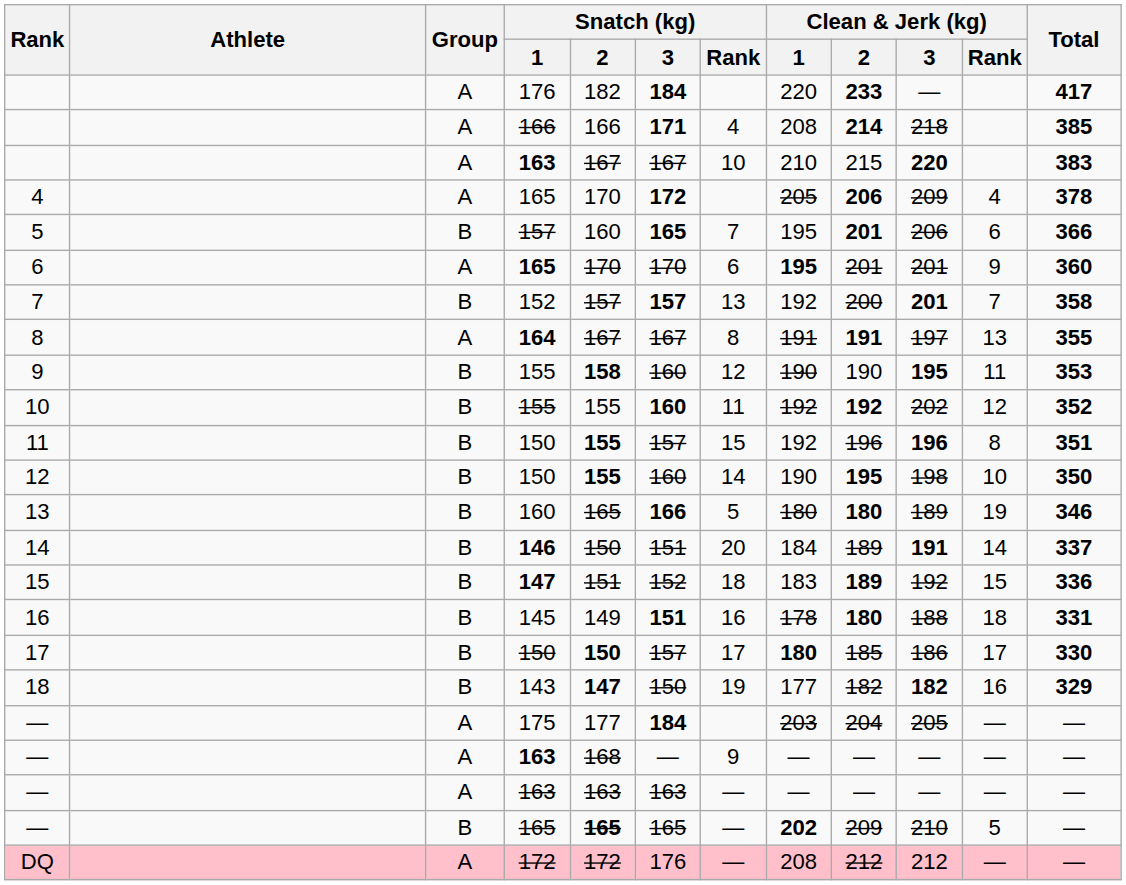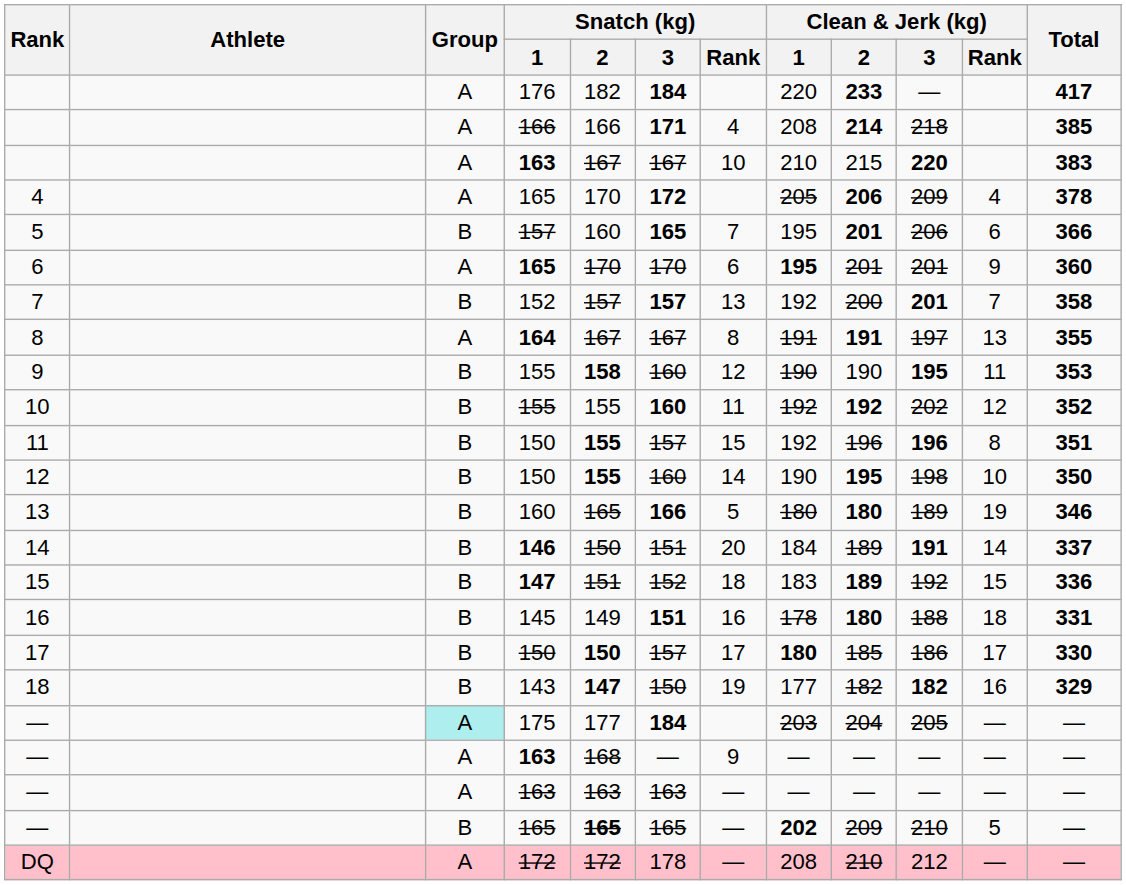(465, 722) no background -> (465, 722) paleturquoise background
(668, 862) 176 -> (668, 862) 178
(864, 862) 212 -> (864, 862) 210
